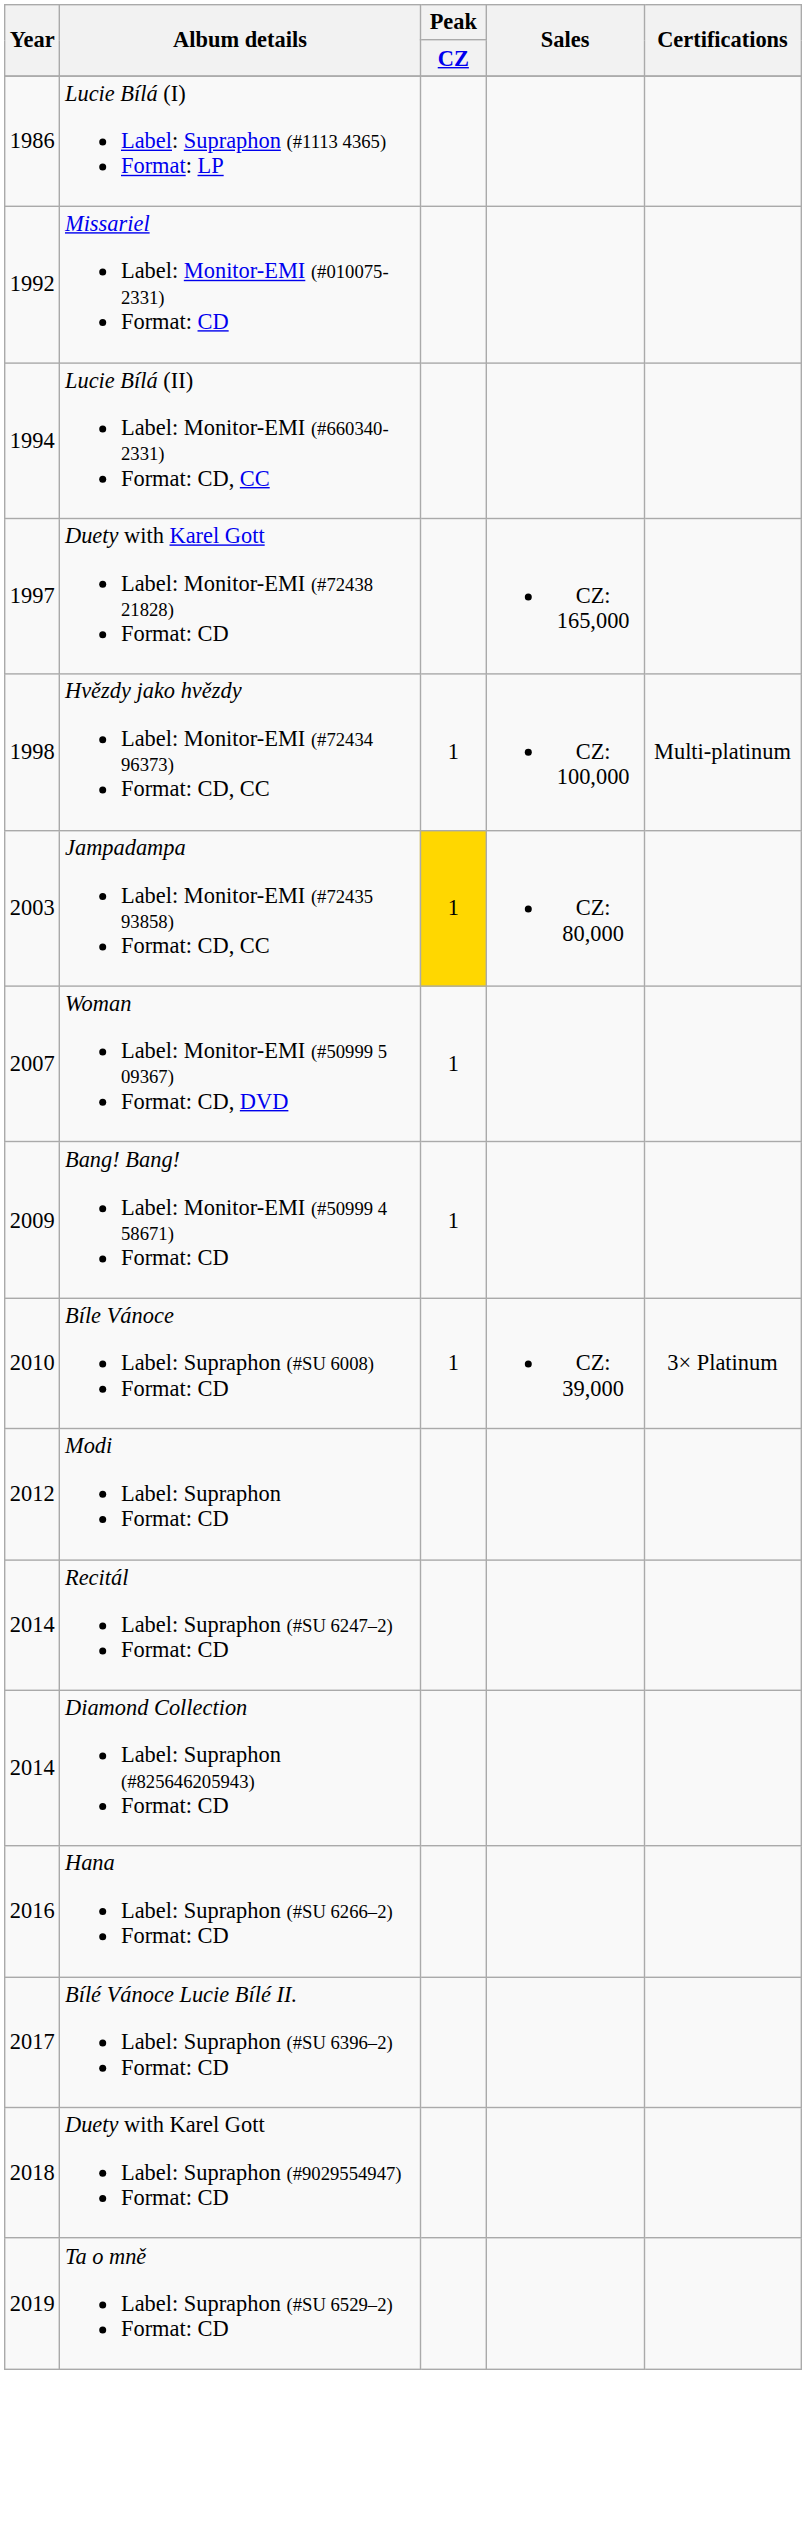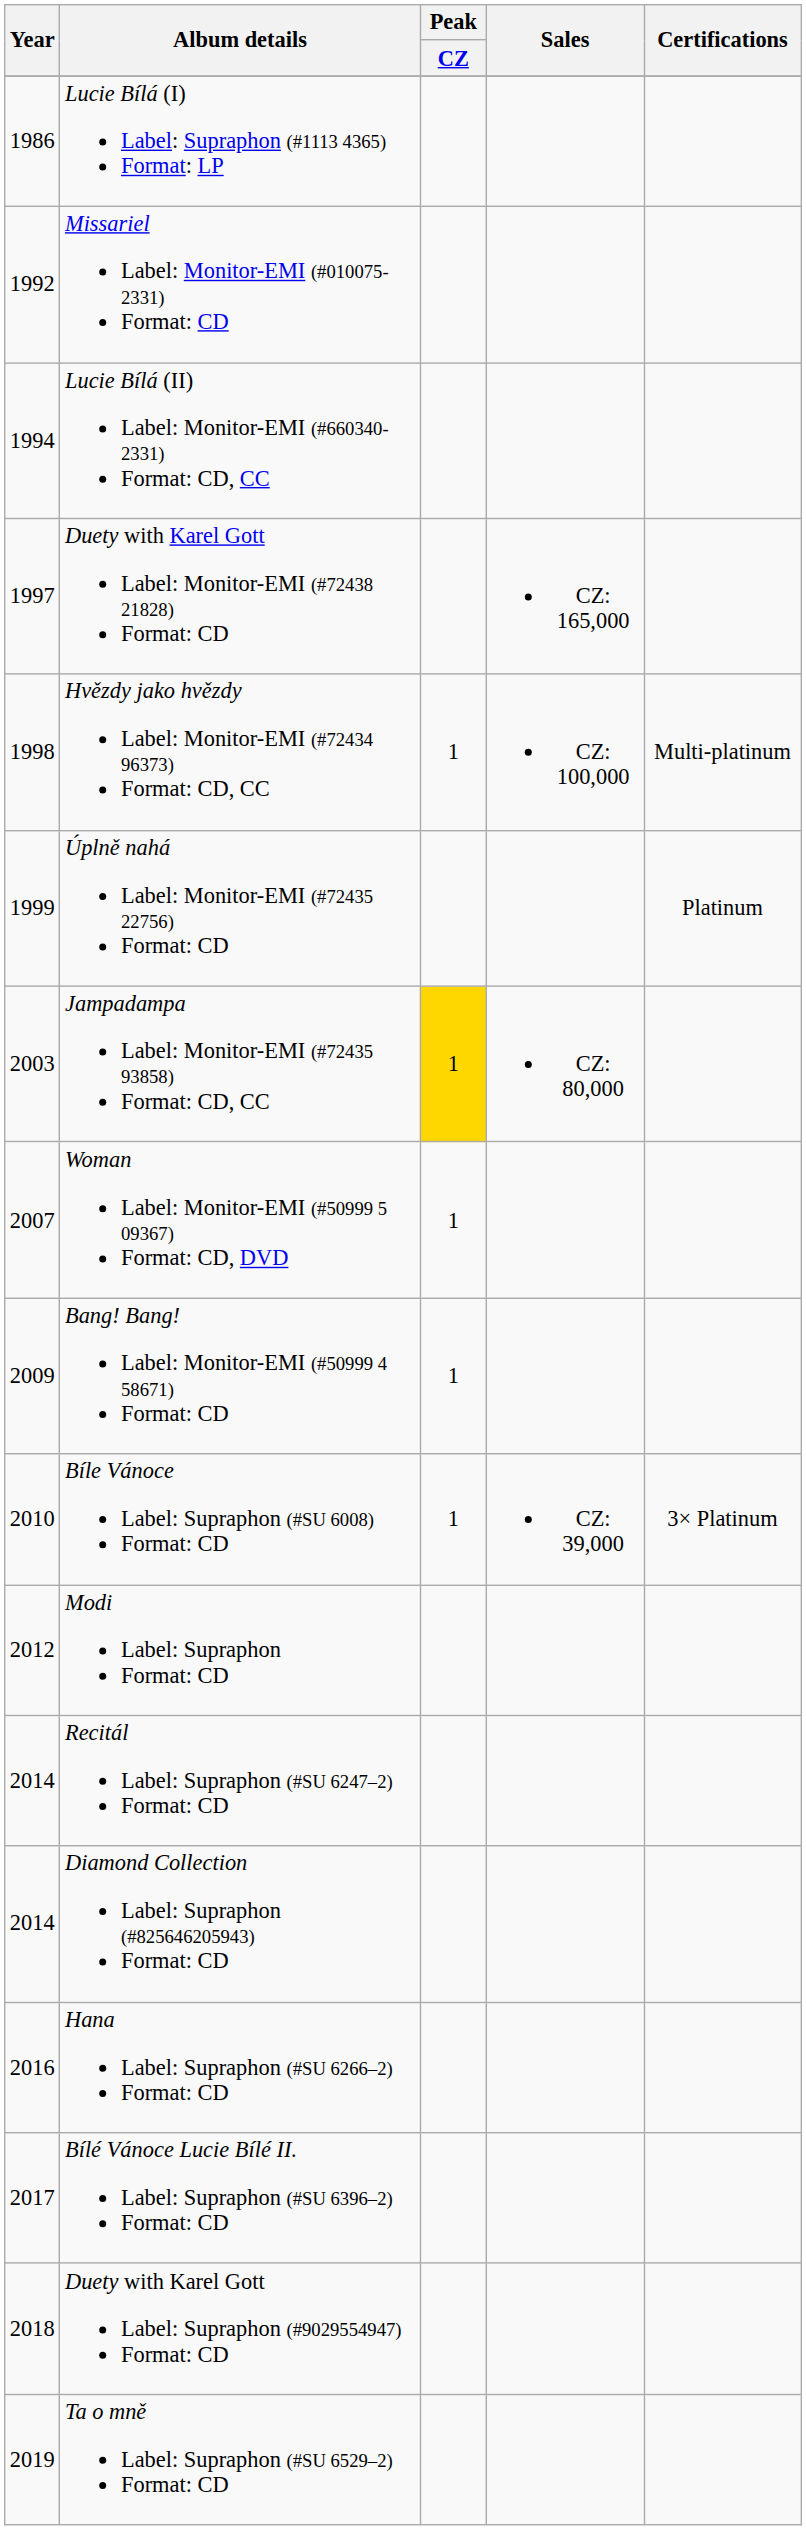+ row: (240, 897)
